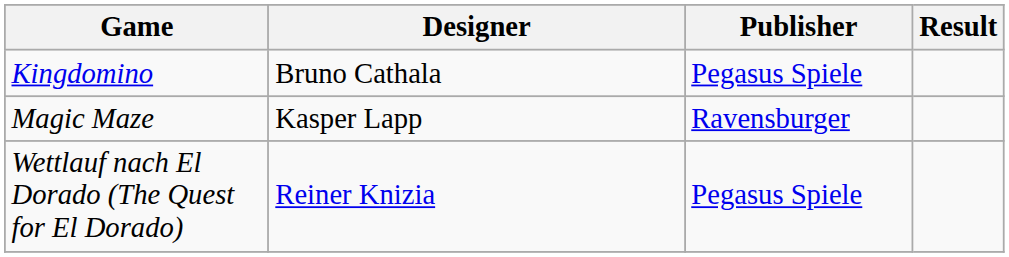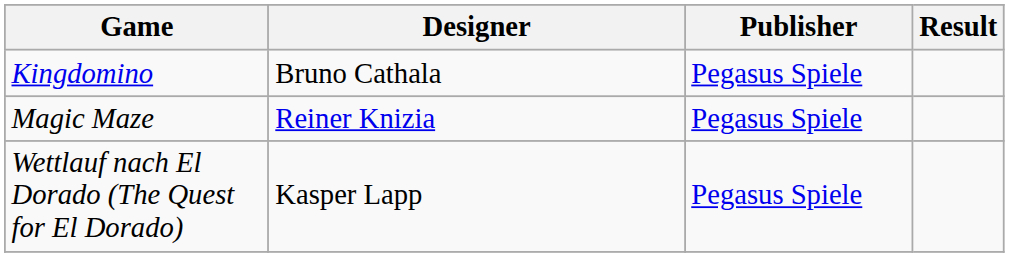(349, 118) Kasper Lapp -> (355, 118) Reiner Knizia
(771, 118) Ravensburger -> (777, 118) Pegasus Spiele
(355, 195) Reiner Knizia -> (349, 195) Kasper Lapp
